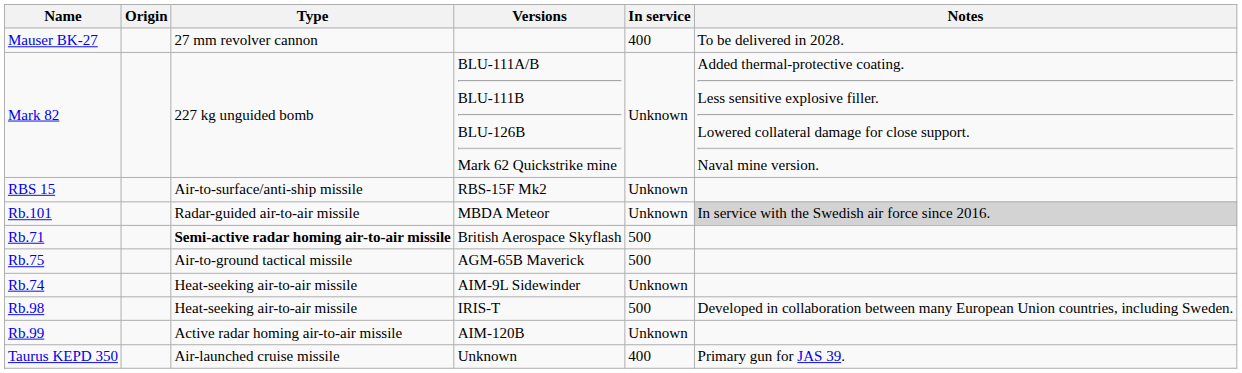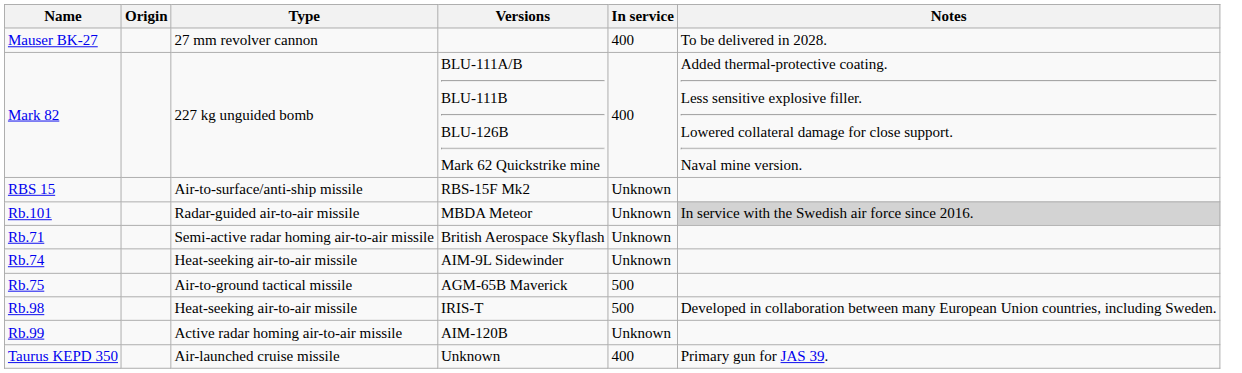(658, 114) Unknown -> (623, 114) 400
(313, 237) bold -> (304, 237) normal
(640, 237) 500 -> (641, 237) Unknown
rows swapped: (26, 284) <-> (26, 261)
